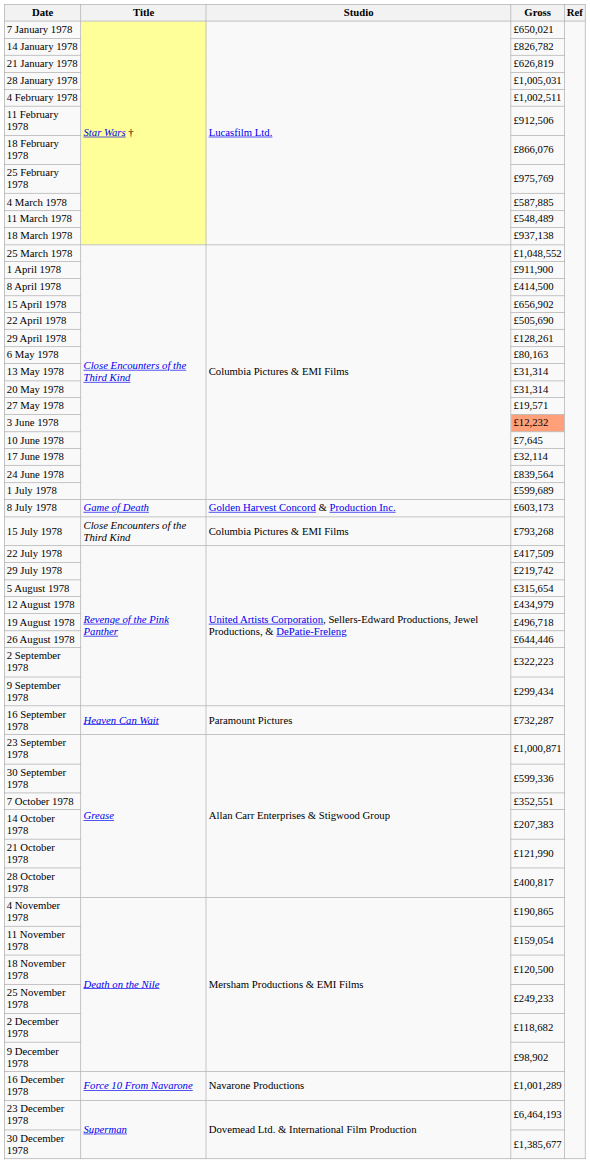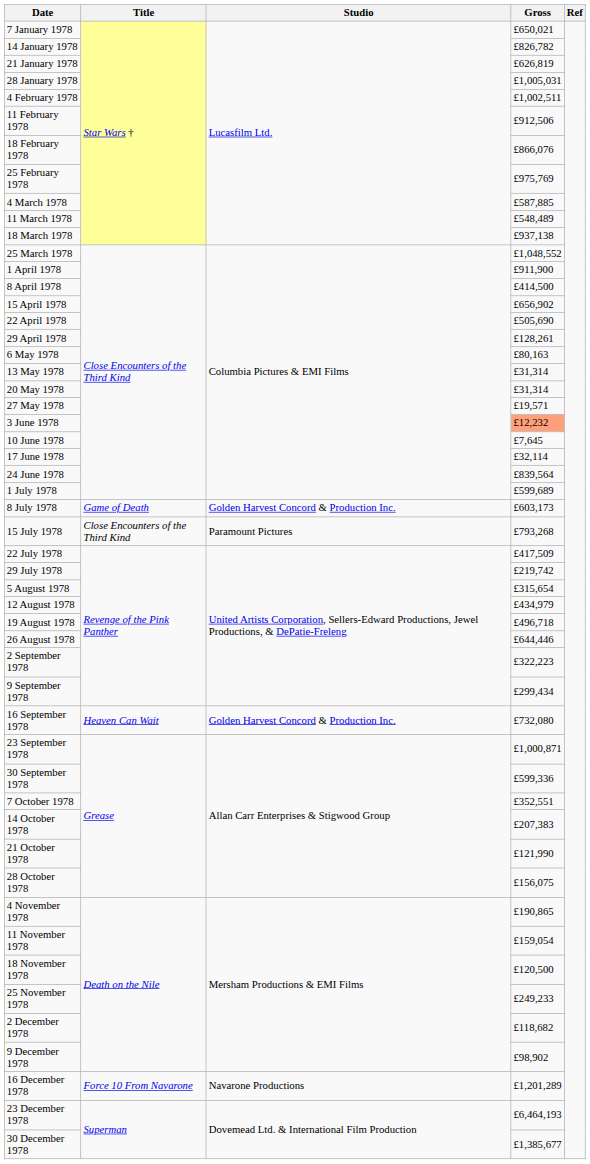(279, 531) Columbia Pictures & EMI Films -> (251, 531) Paramount Pictures
(251, 720) Paramount Pictures -> (302, 720) Golden Harvest Concord & Production Inc.
(534, 720) £732,287 -> (534, 720) £732,080
(534, 882) £400,817 -> (534, 882) £156,075
(538, 1086) £1,001,289 -> (538, 1086) £1,201,289
